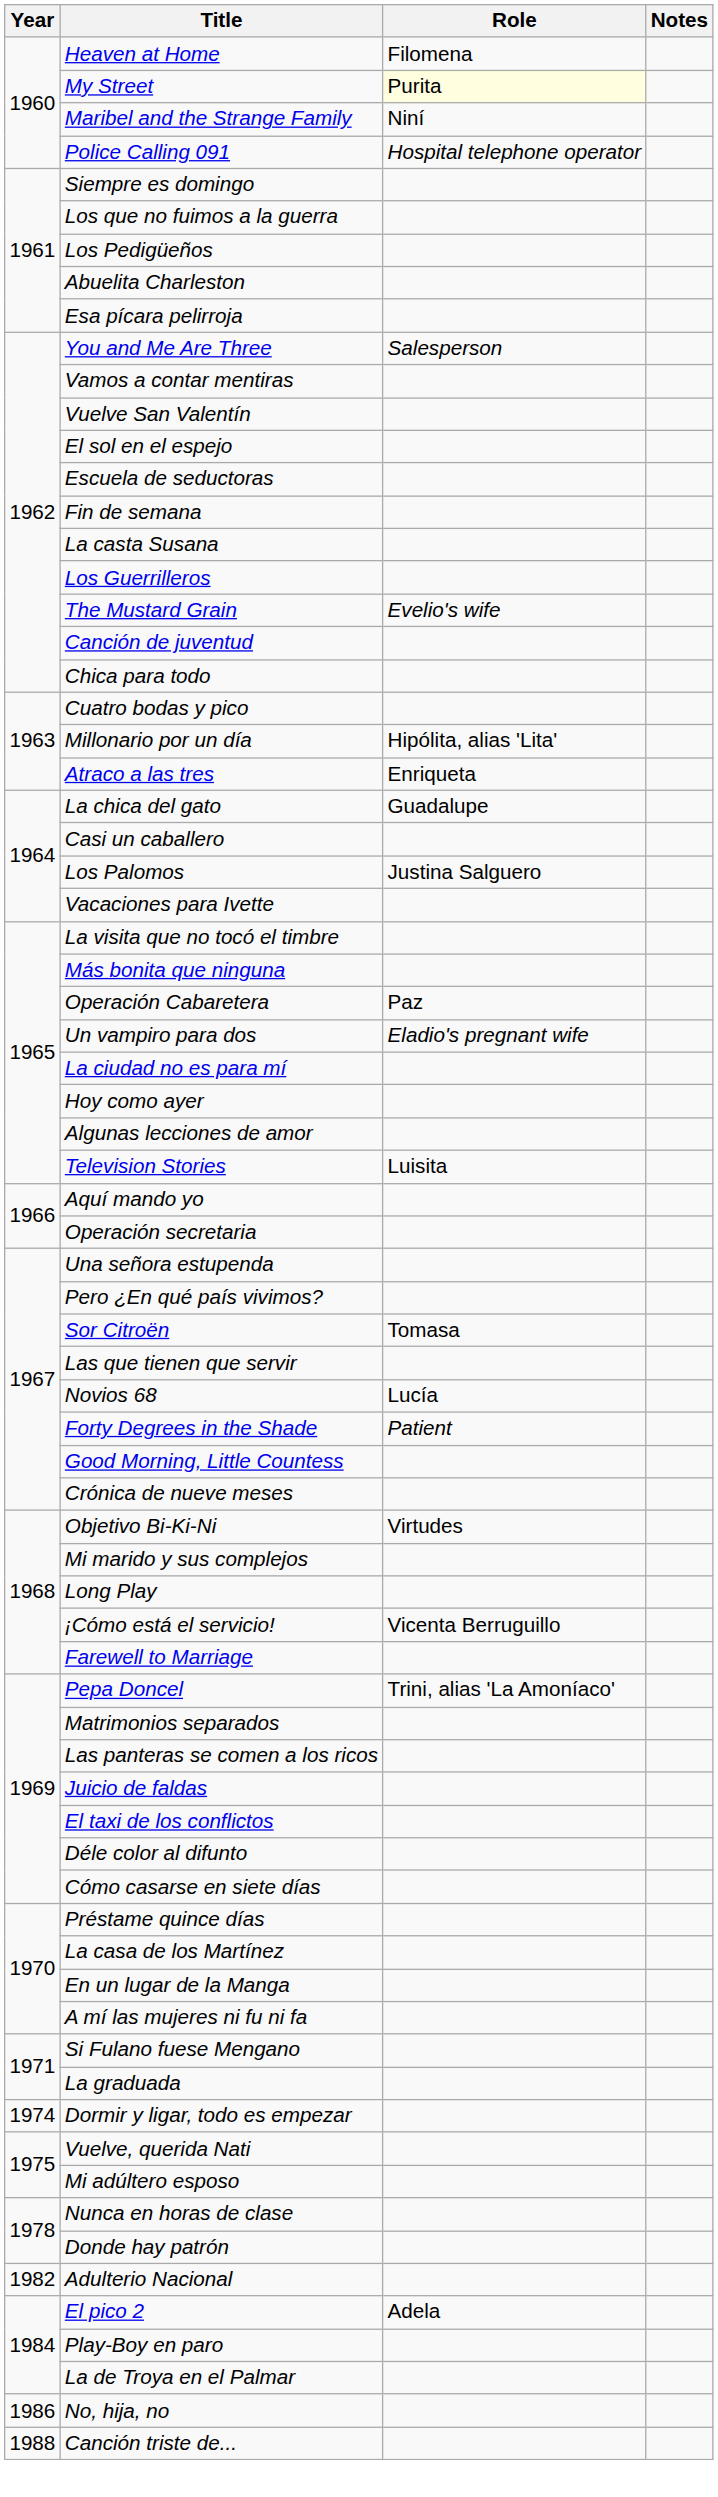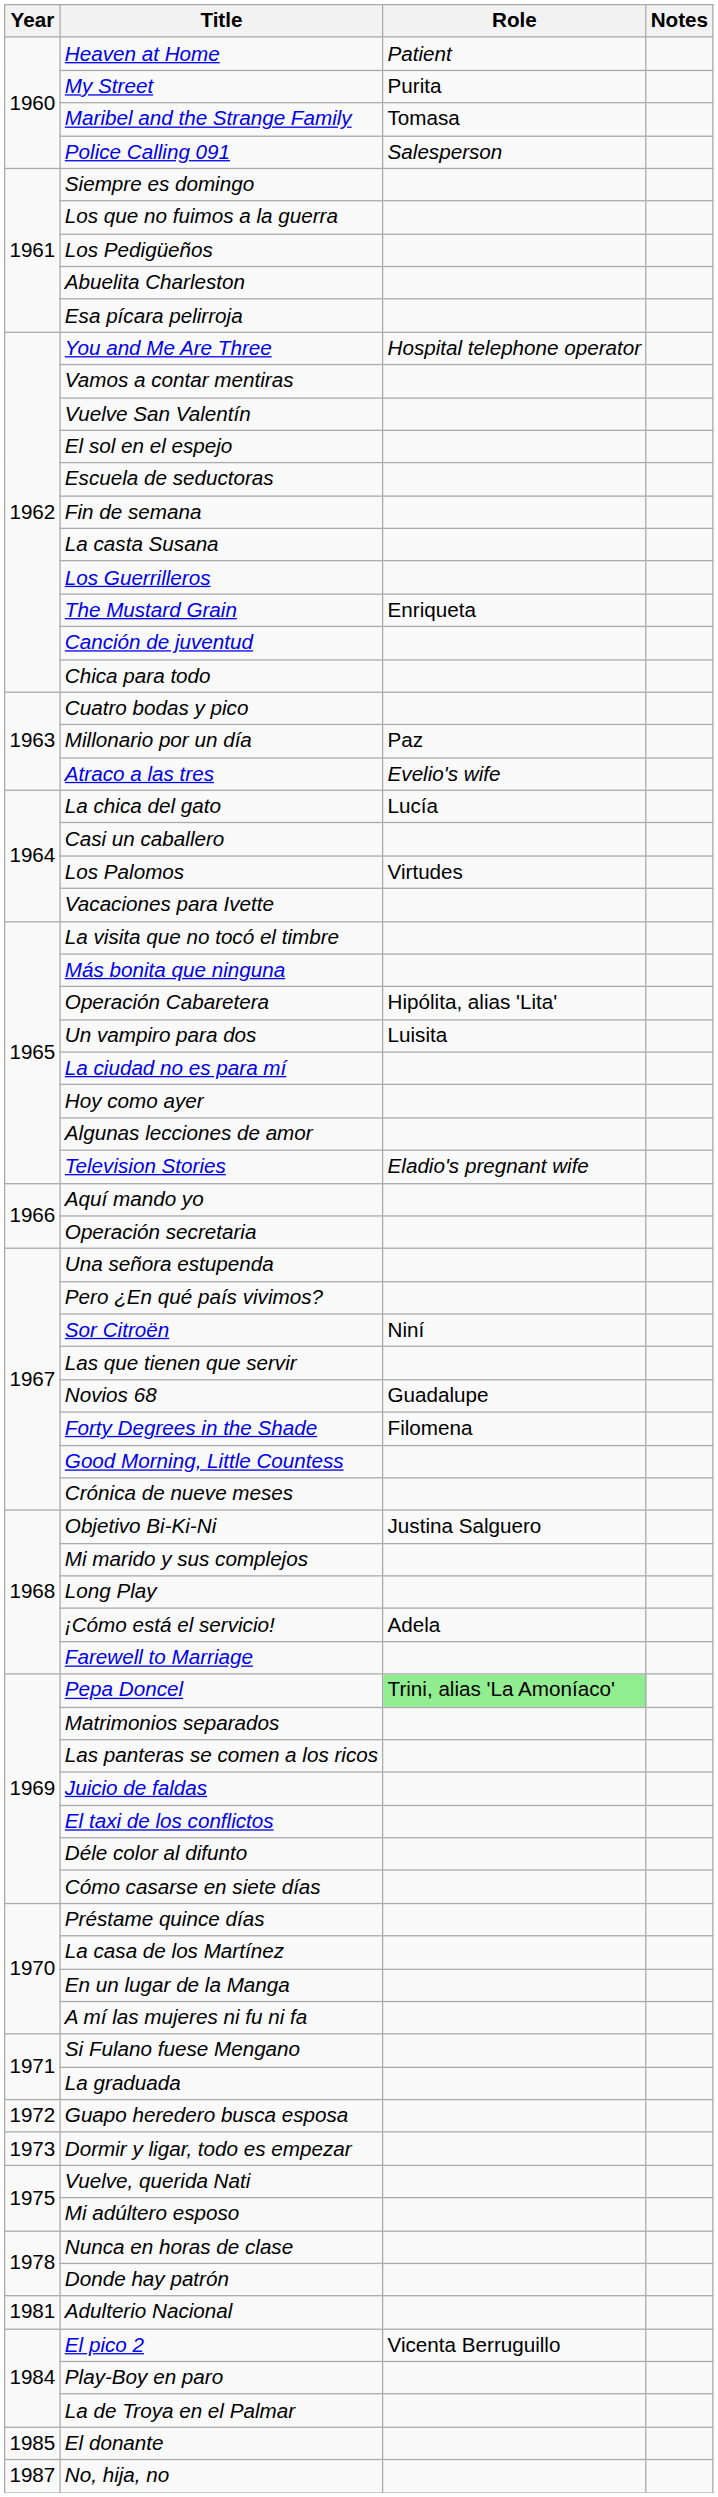(430, 53) Filomena -> (420, 53) Patient
(415, 86) lightyellow background -> (415, 86) no background
(406, 119) Niní -> (424, 119) Tomasa
(514, 151) Hospital telephone operator -> (445, 151) Salesperson
(445, 348) Salesperson -> (514, 348) Hospital telephone operator
(444, 610) Evelio's wife -> (432, 610) Enriqueta
(472, 741) Hipólita, alias 'Lita' -> (405, 741) Paz
(432, 773) Enriqueta -> (444, 773) Evelio's wife
(438, 806) Guadalupe -> (413, 806) Lucía
(464, 871) Justina Salguero -> (425, 871) Virtudes
(405, 1002) Paz -> (472, 1002) Hipólita, alias 'Lita'
(488, 1035) Eladio's pregnant wife -> (417, 1035) Luisita
(417, 1166) Luisita -> (488, 1166) Eladio's pregnant wife
(424, 1330) Tomasa -> (406, 1330) Niní
(413, 1395) Lucía -> (438, 1395) Guadalupe
(420, 1428) Patient -> (430, 1428) Filomena
(425, 1526) Virtudes -> (464, 1526) Justina Salguero
(474, 1624) Vicenta Berruguillo -> (414, 1624) Adela
(501, 1690) no background -> (501, 1690) lightgreen background
+ row: (207, 2115)
(32, 2115) 1974 -> (32, 2148) 1973
(32, 2279) 1982 -> (32, 2312) 1981
(414, 2312) Adela -> (474, 2344) Vicenta Berruguillo
+ row: (114, 2443)
(32, 2410) 1986 -> (32, 2475) 1987
- row: (151, 2443)
